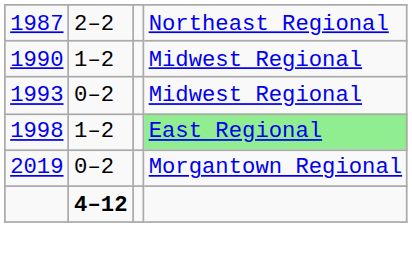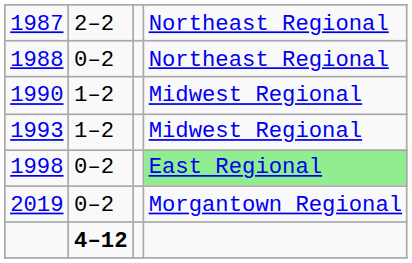+ row: (37, 59)
(94, 95) 0–2 -> (94, 132) 1–2
(94, 132) 1–2 -> (94, 168) 0–2
